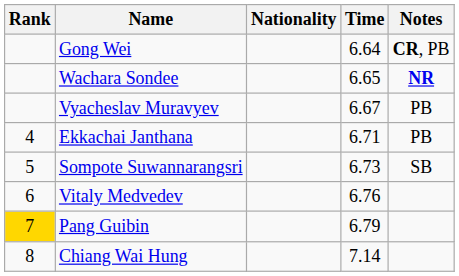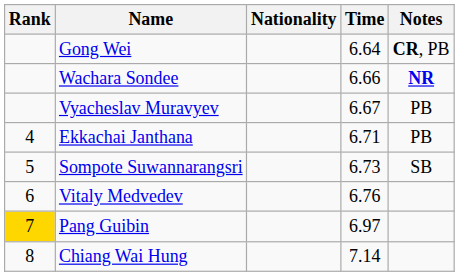(365, 78) 6.65 -> (365, 78) 6.66
(365, 226) 6.79 -> (365, 226) 6.97
